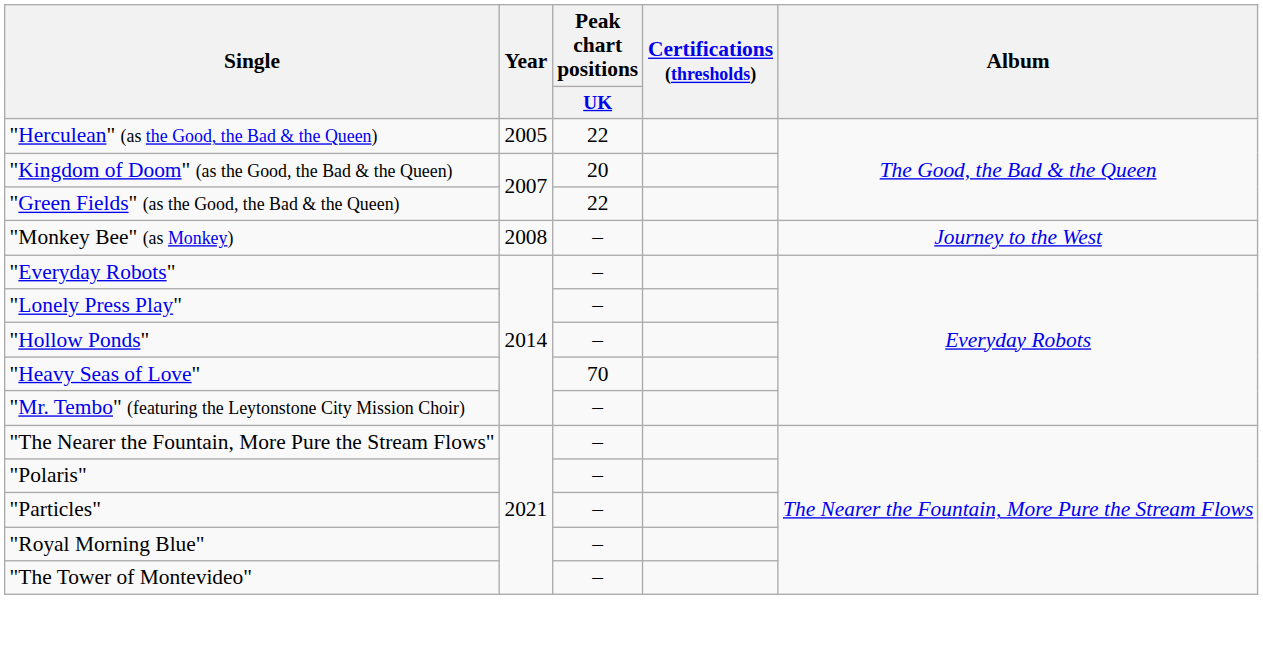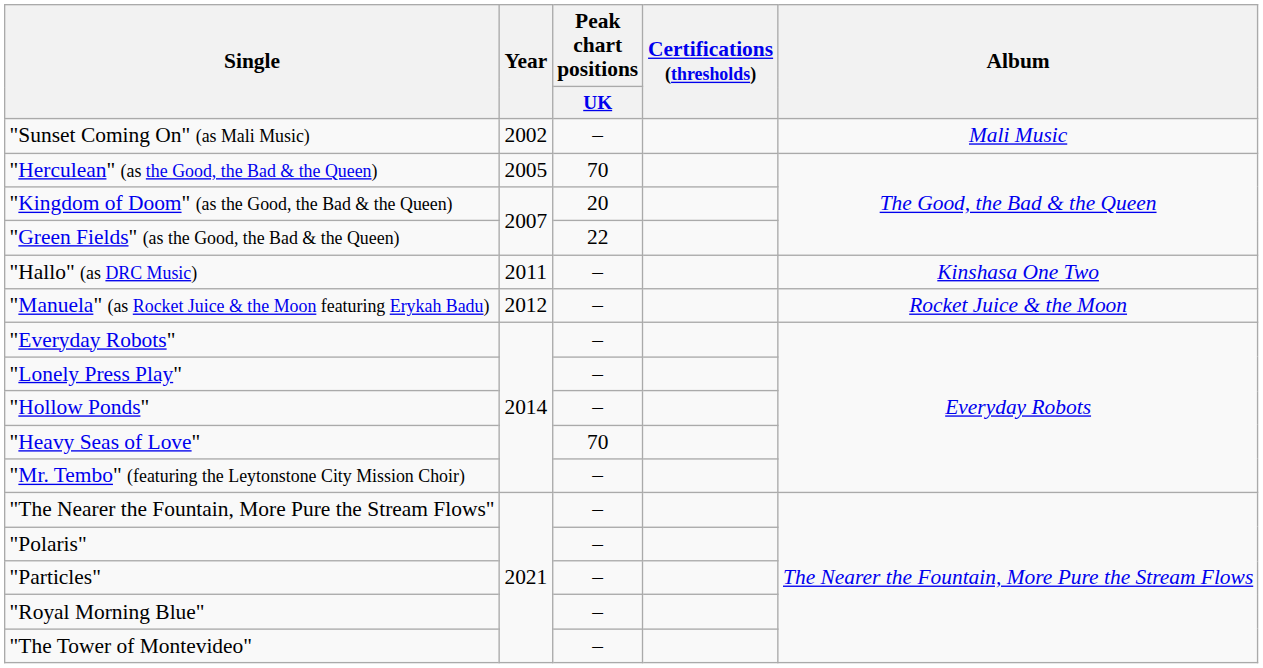+ row: (160, 135)
(598, 135) 22 -> (598, 169) 70
- row: (122, 237)
+ row: (103, 271)
+ row: (250, 305)
